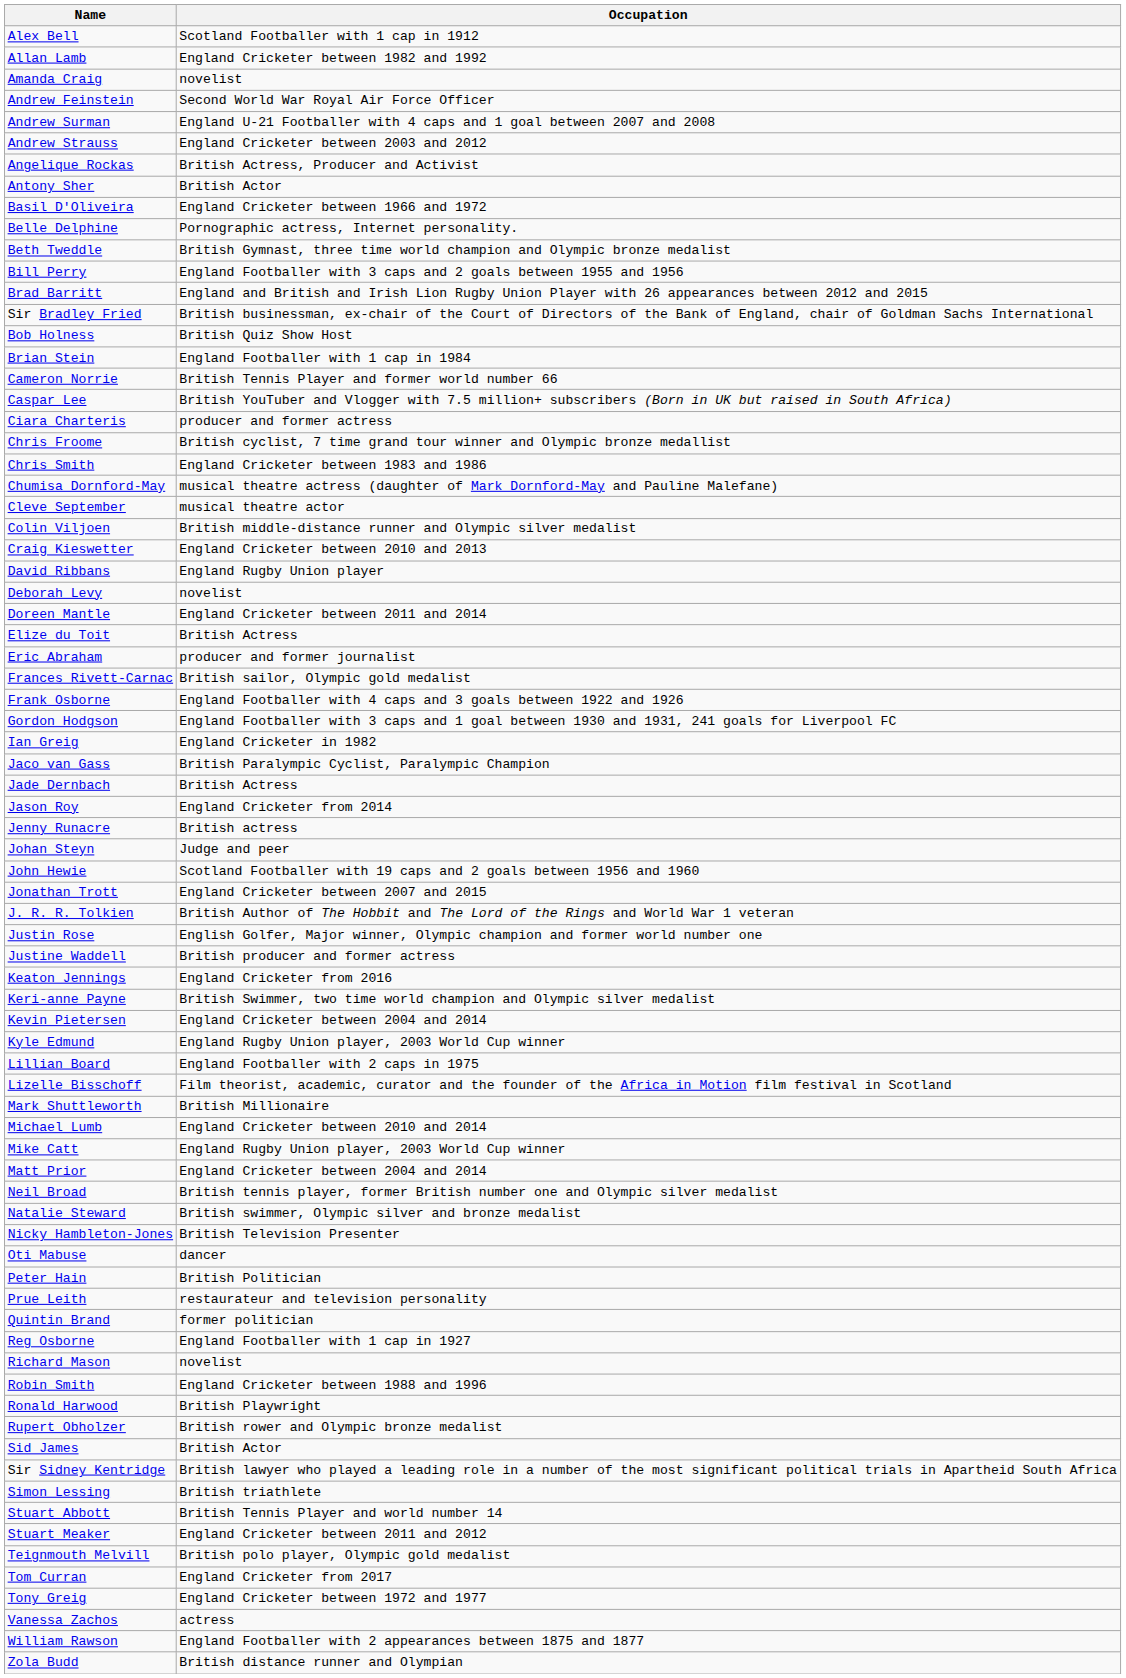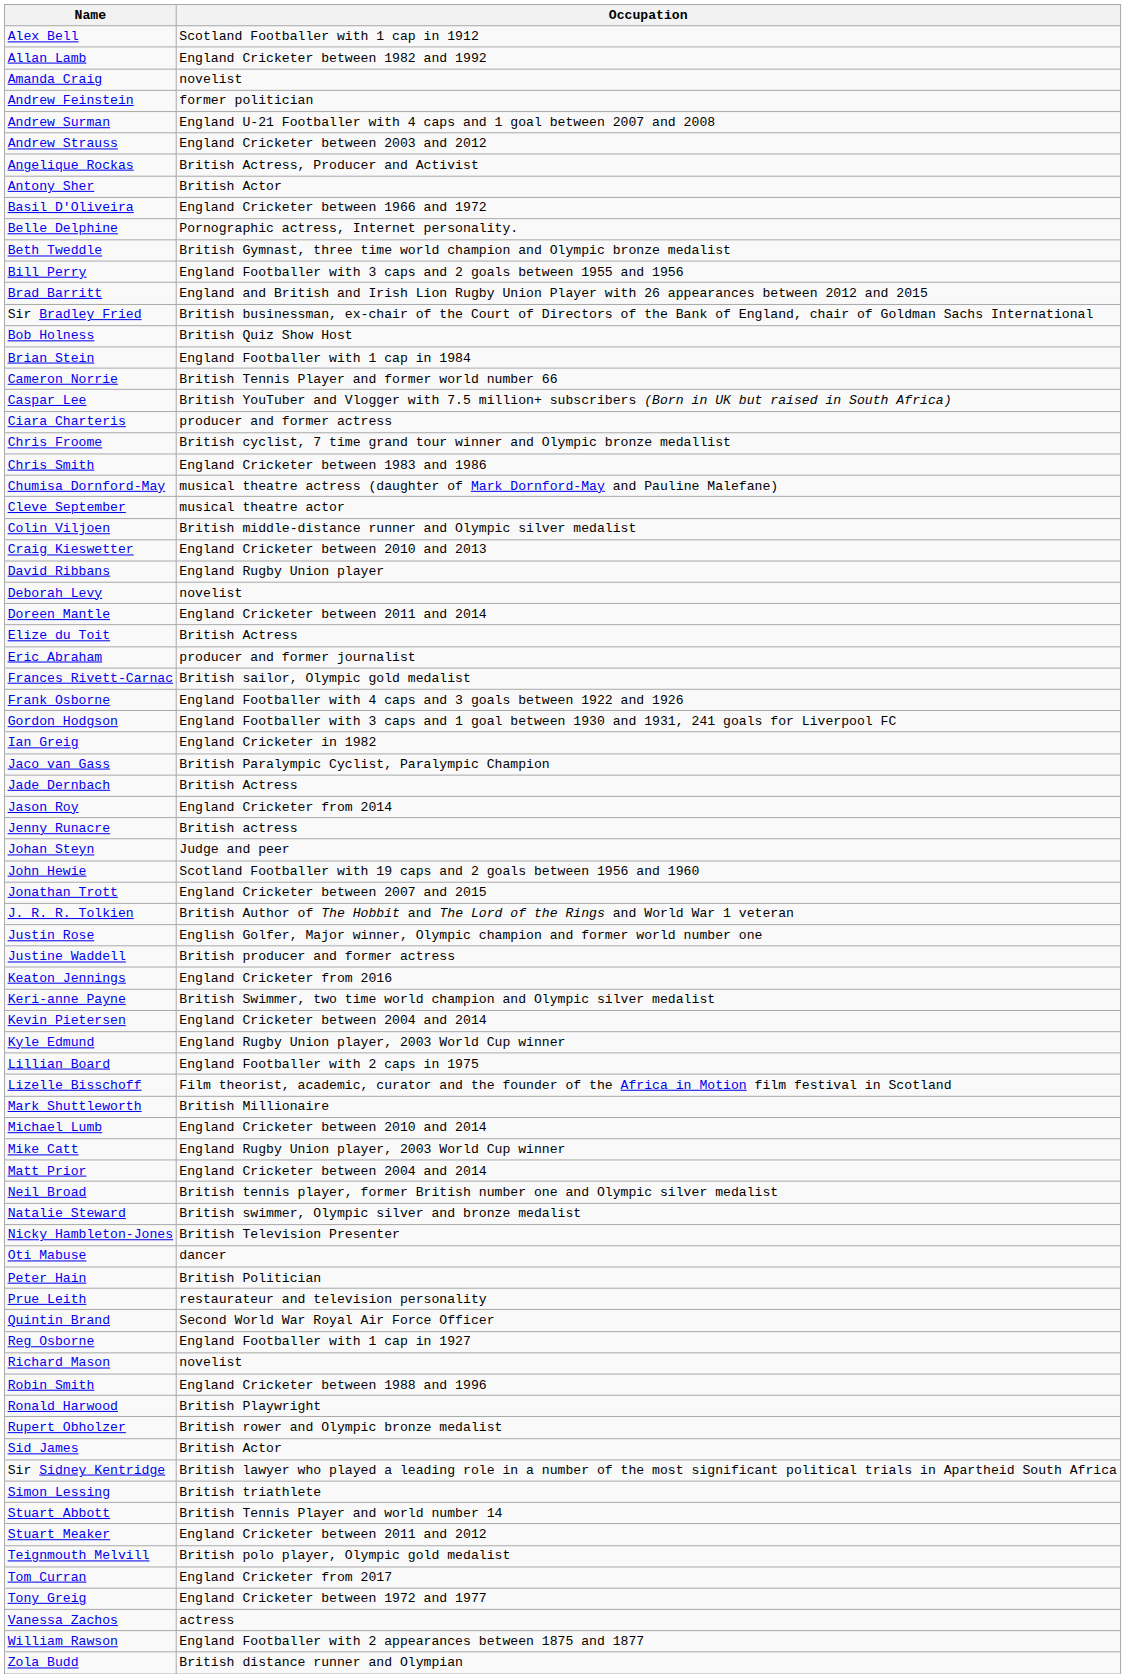(337, 101) Second World War Royal Air Force Officer -> (246, 101) former politician
(246, 1321) former politician -> (337, 1321) Second World War Royal Air Force Officer
